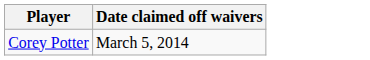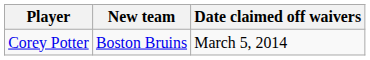+ column: (142, 17)
